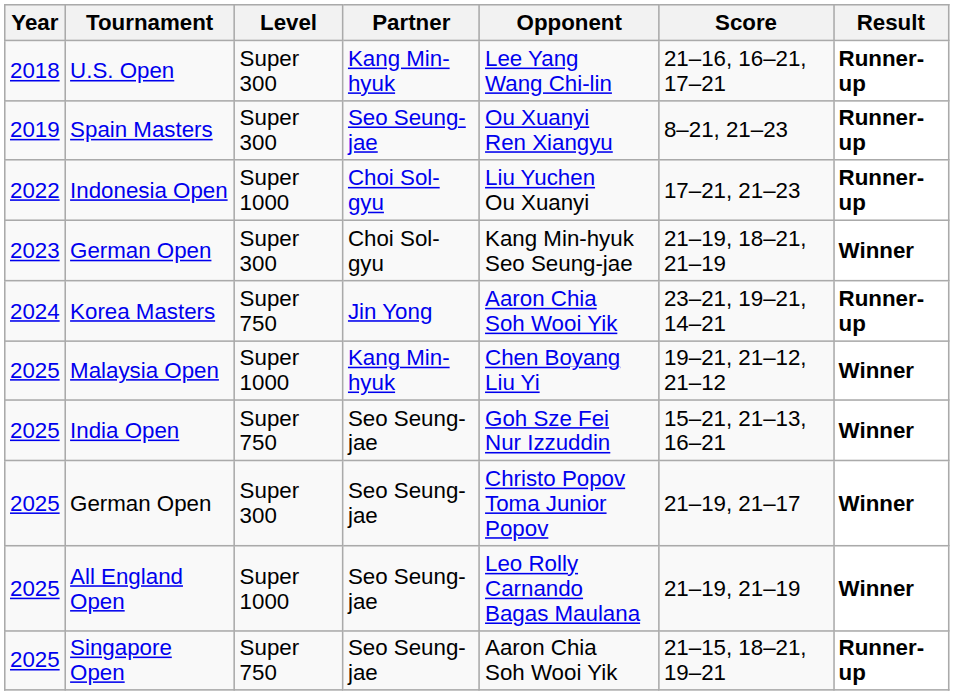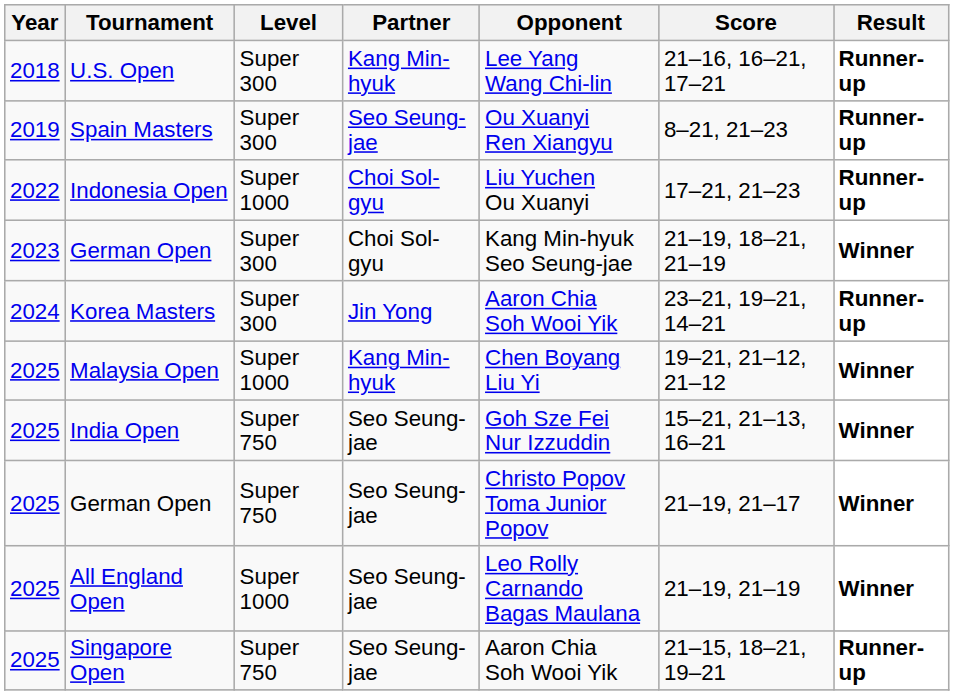(269, 311) Super 750 -> (269, 311) Super 300
(269, 503) Super 300 -> (269, 503) Super 750
